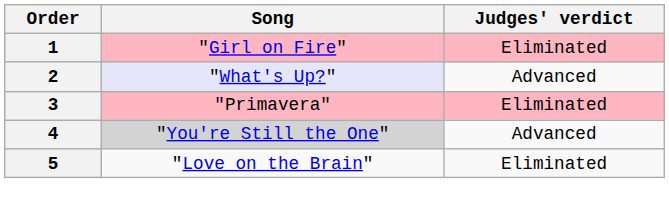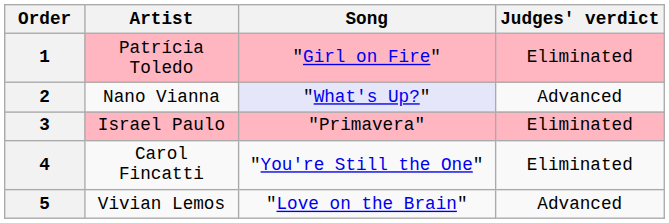+ column: (161, 19)
(273, 134) lightgrey background -> (367, 165) no background
(554, 134) Advanced -> (580, 165) Eliminated
(554, 163) Eliminated -> (580, 204) Advanced
